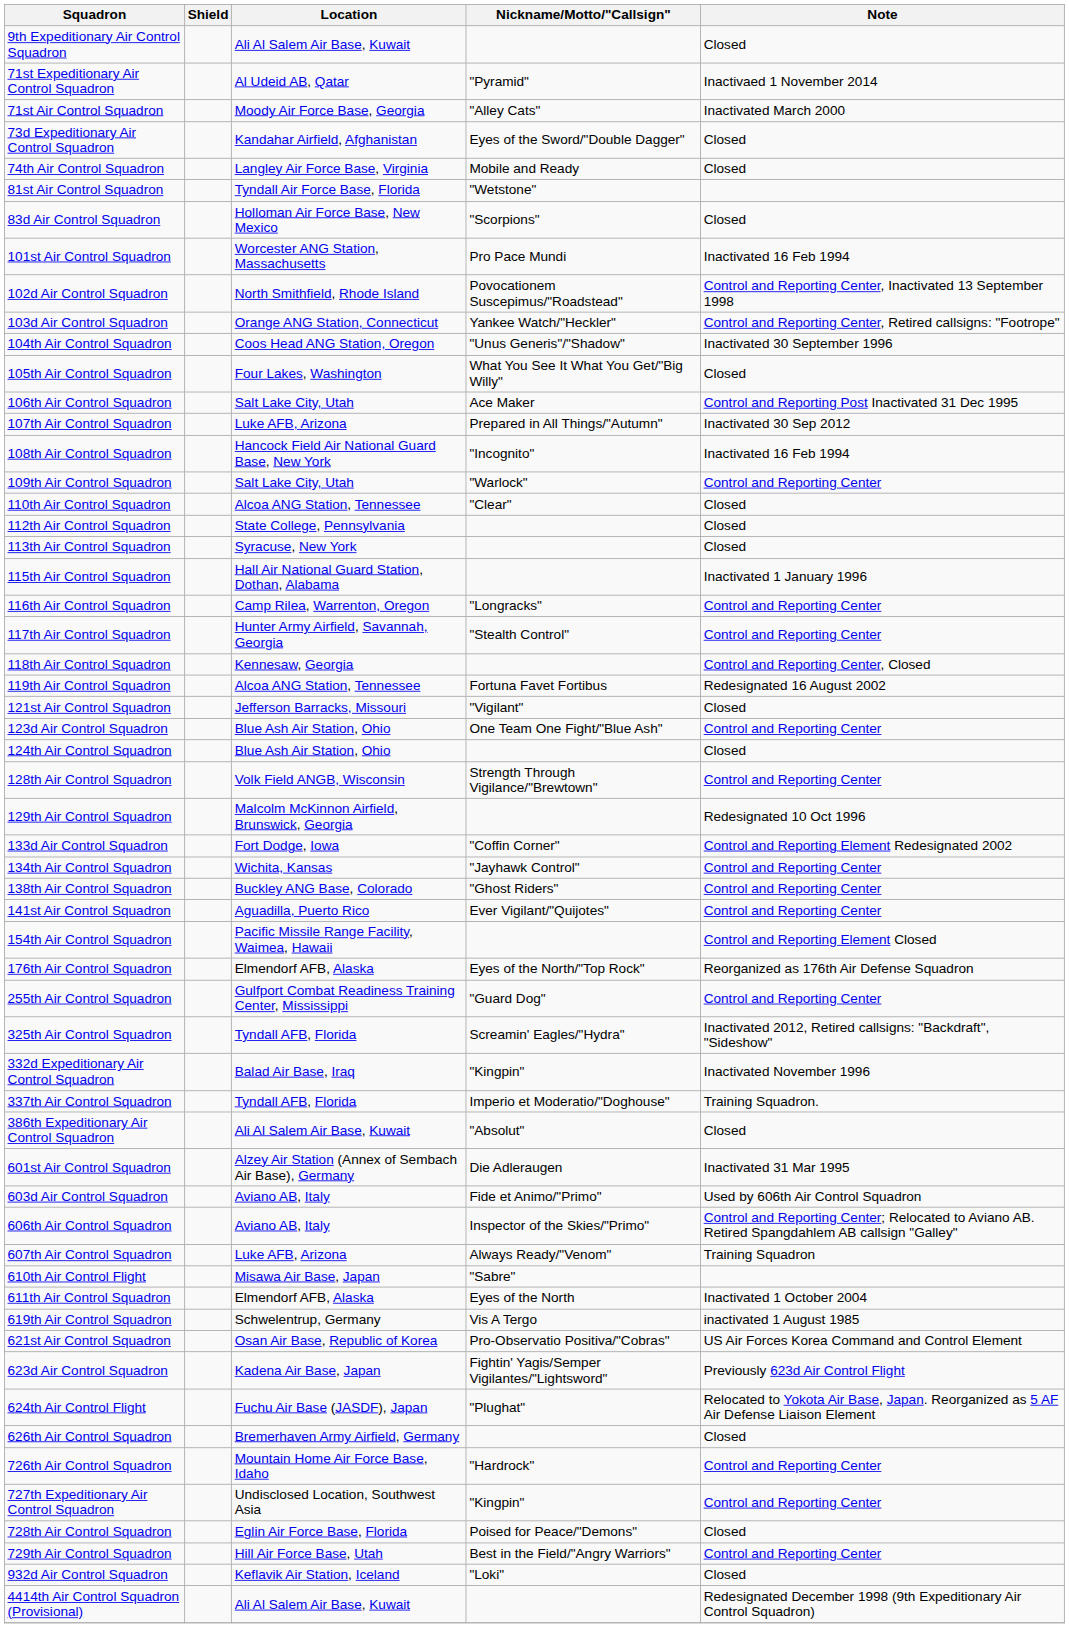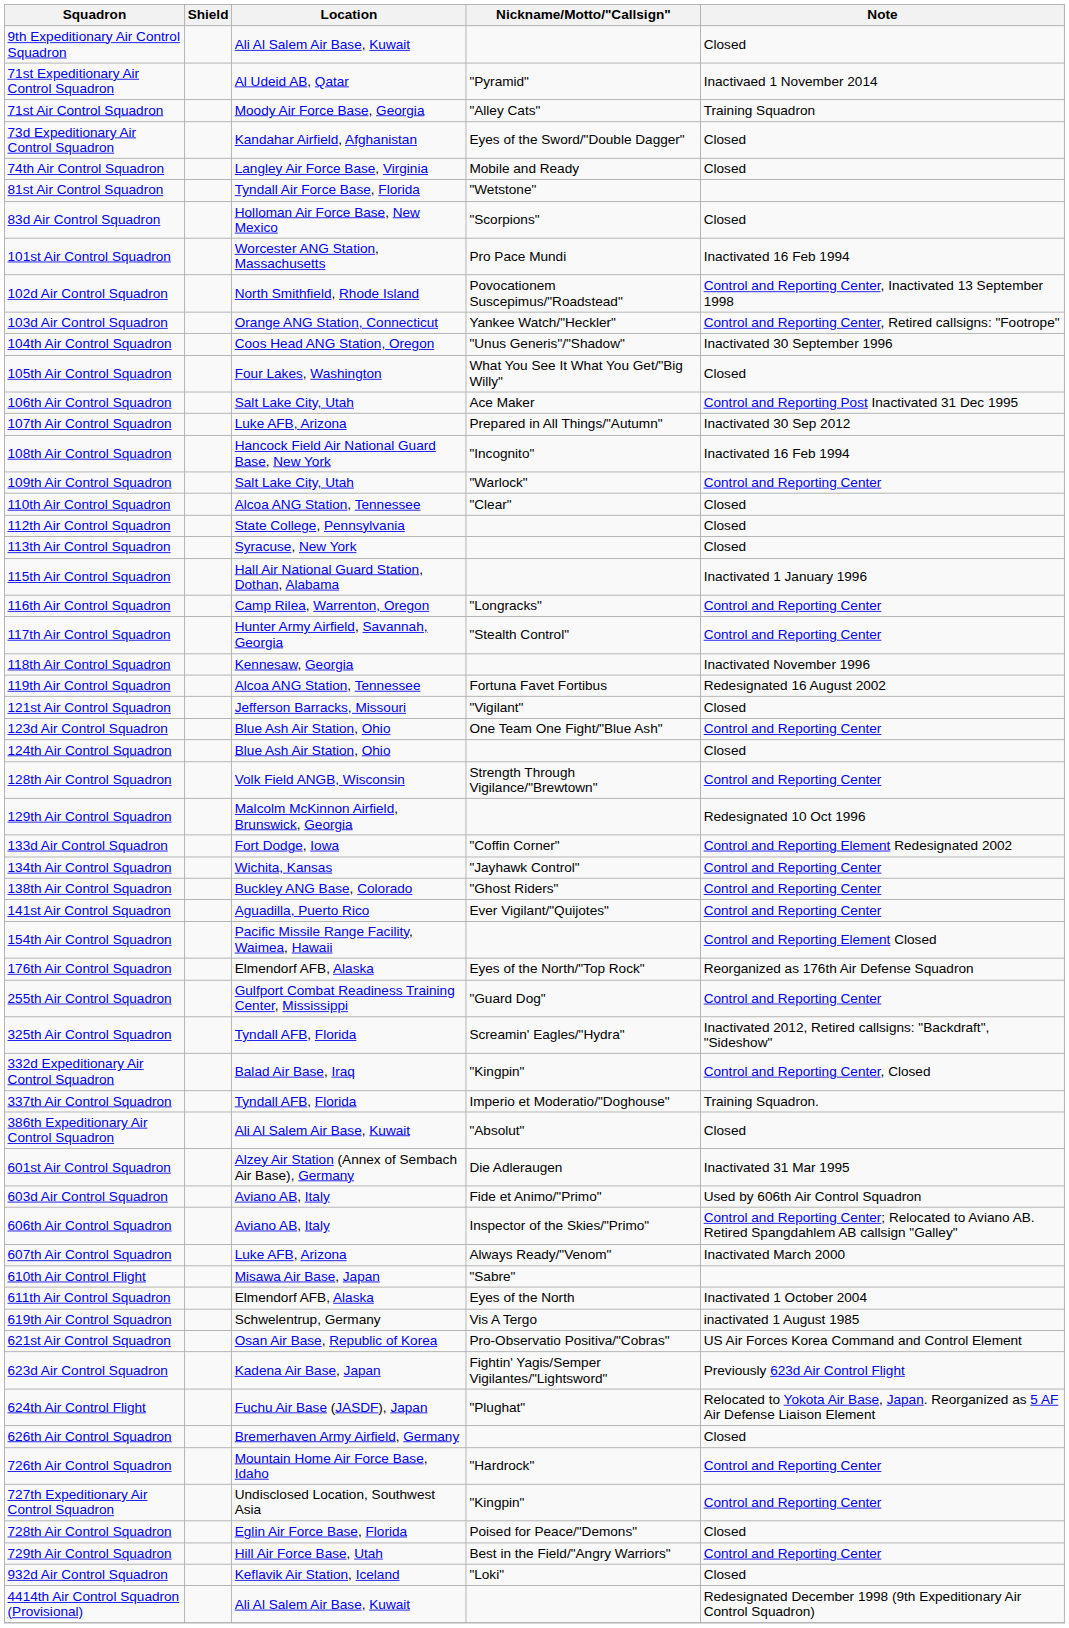(774, 110) Inactivated March 2000 -> (759, 110) Training Squadron
(817, 664) Control and Reporting Center, Closed -> (787, 664) Inactivated November 1996
(787, 1072) Inactivated November 1996 -> (817, 1072) Control and Reporting Center, Closed
(759, 1255) Training Squadron -> (774, 1255) Inactivated March 2000
